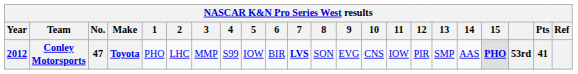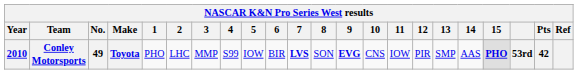(17, 54) 2012 -> (17, 54) 2010
(98, 54) 47 -> (98, 54) 49
(349, 54) normal -> (350, 54) bold
(543, 54) 41 -> (544, 54) 42
